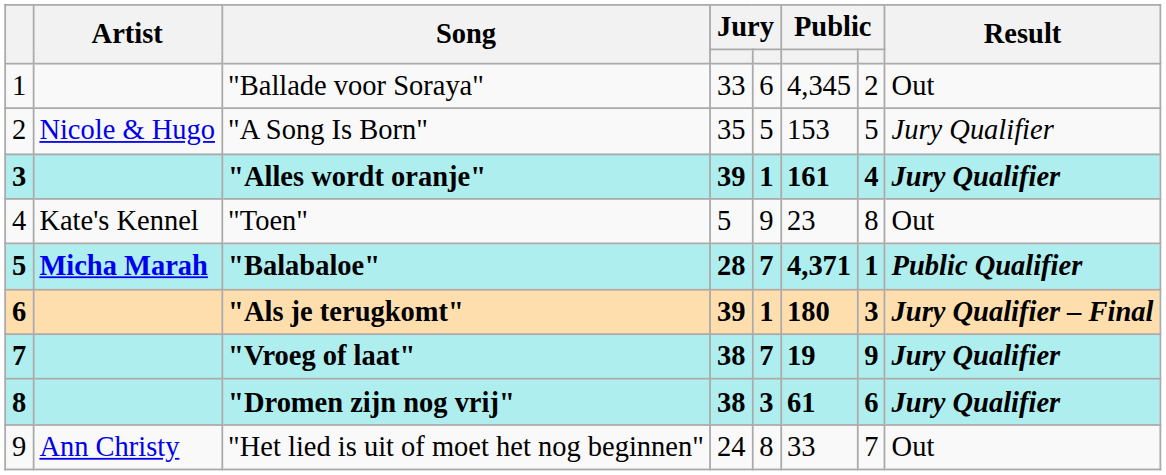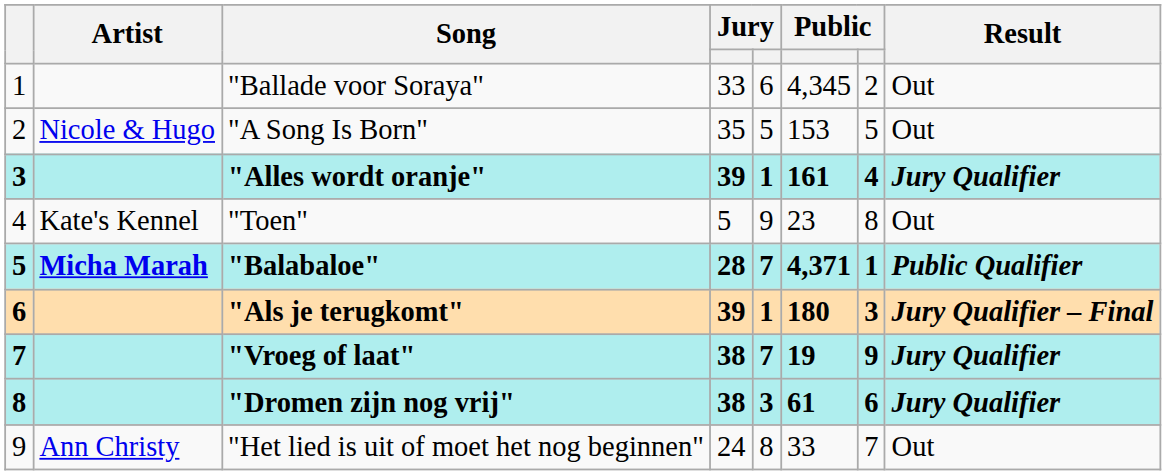(973, 130) Jury Qualifier -> (913, 130) Out
